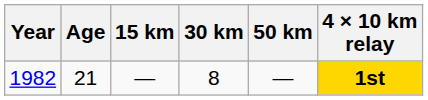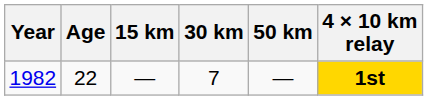(86, 77) 21 -> (86, 77) 22
(214, 77) 8 -> (214, 77) 7
